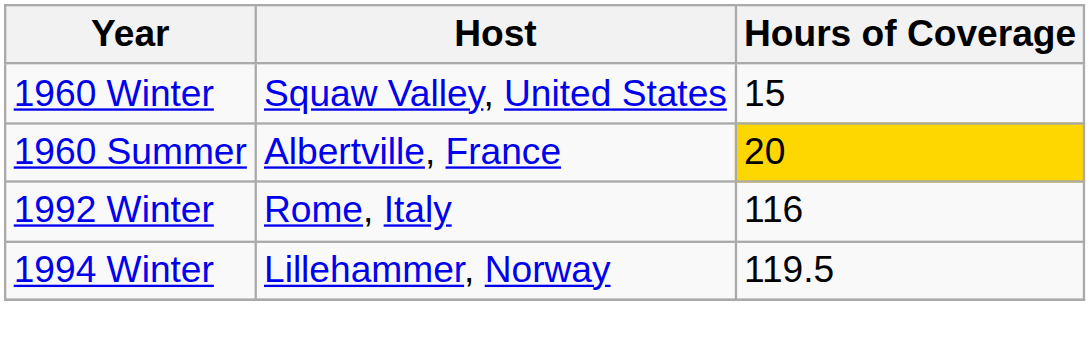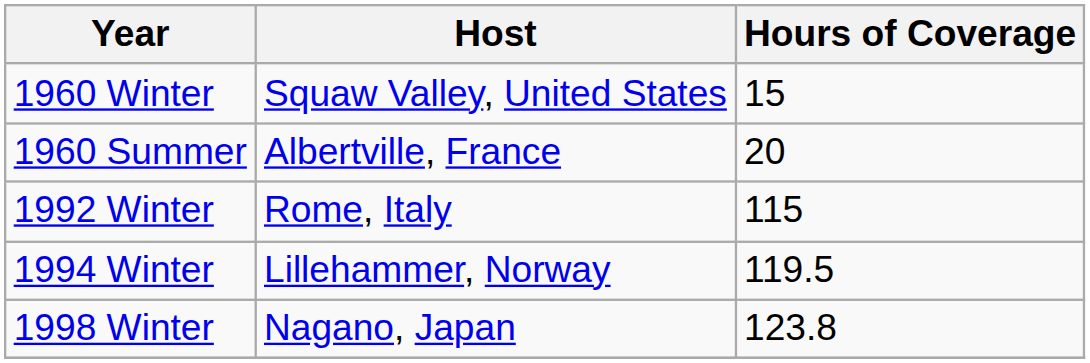(765, 151) gold background -> (765, 151) no background
(774, 210) 116 -> (774, 210) 115
+ row: (114, 328)
